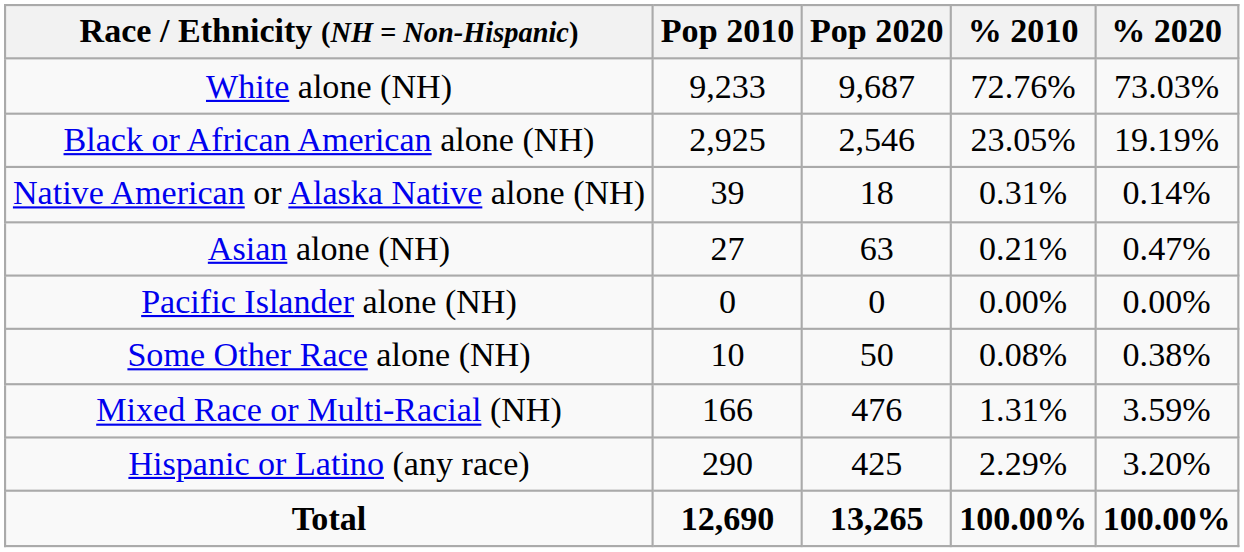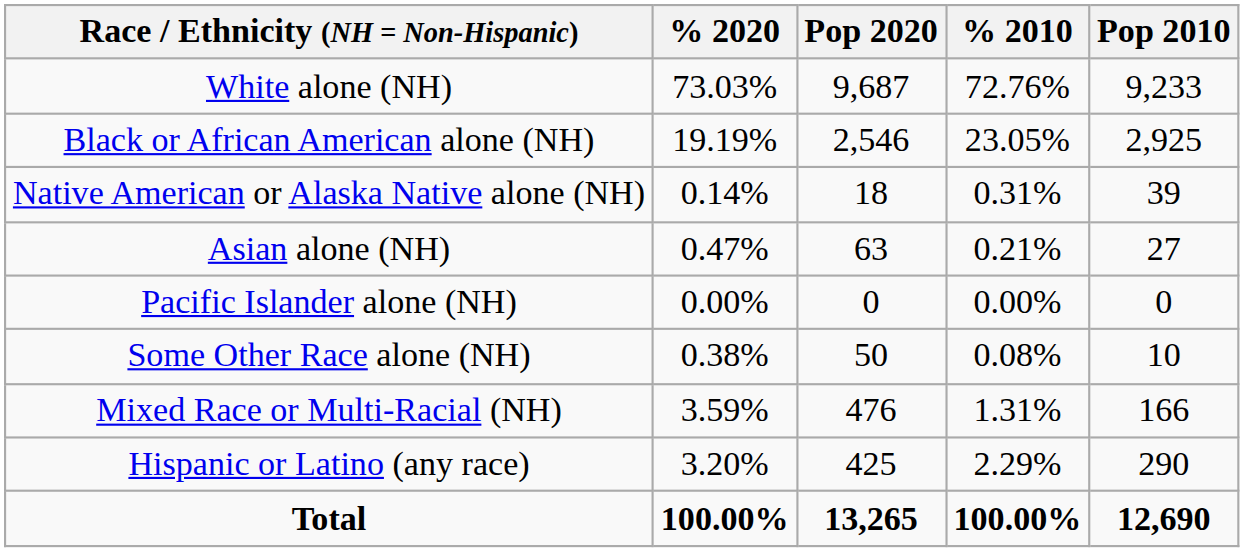columns swapped: (728, 31) <-> (1167, 31)
